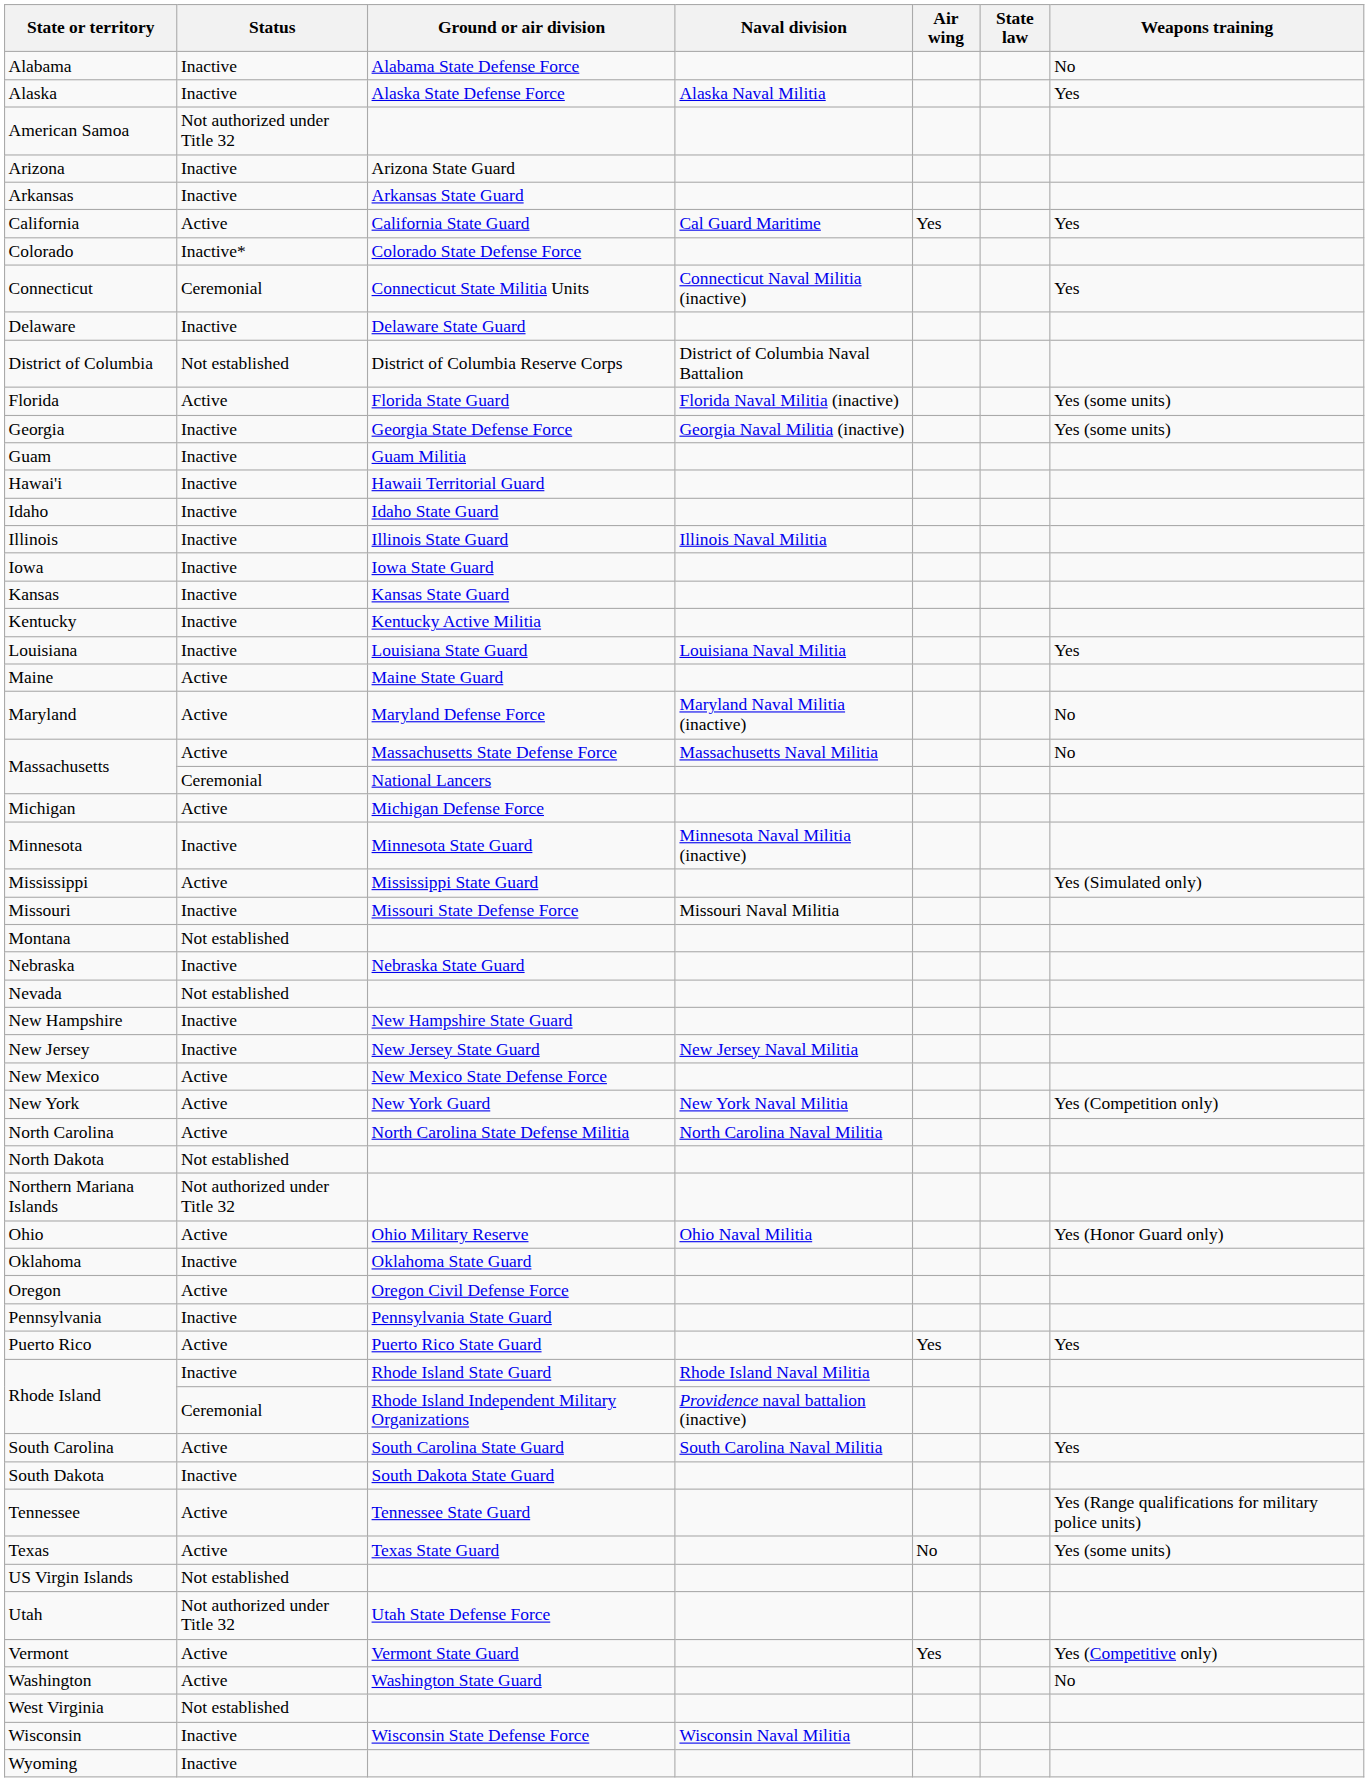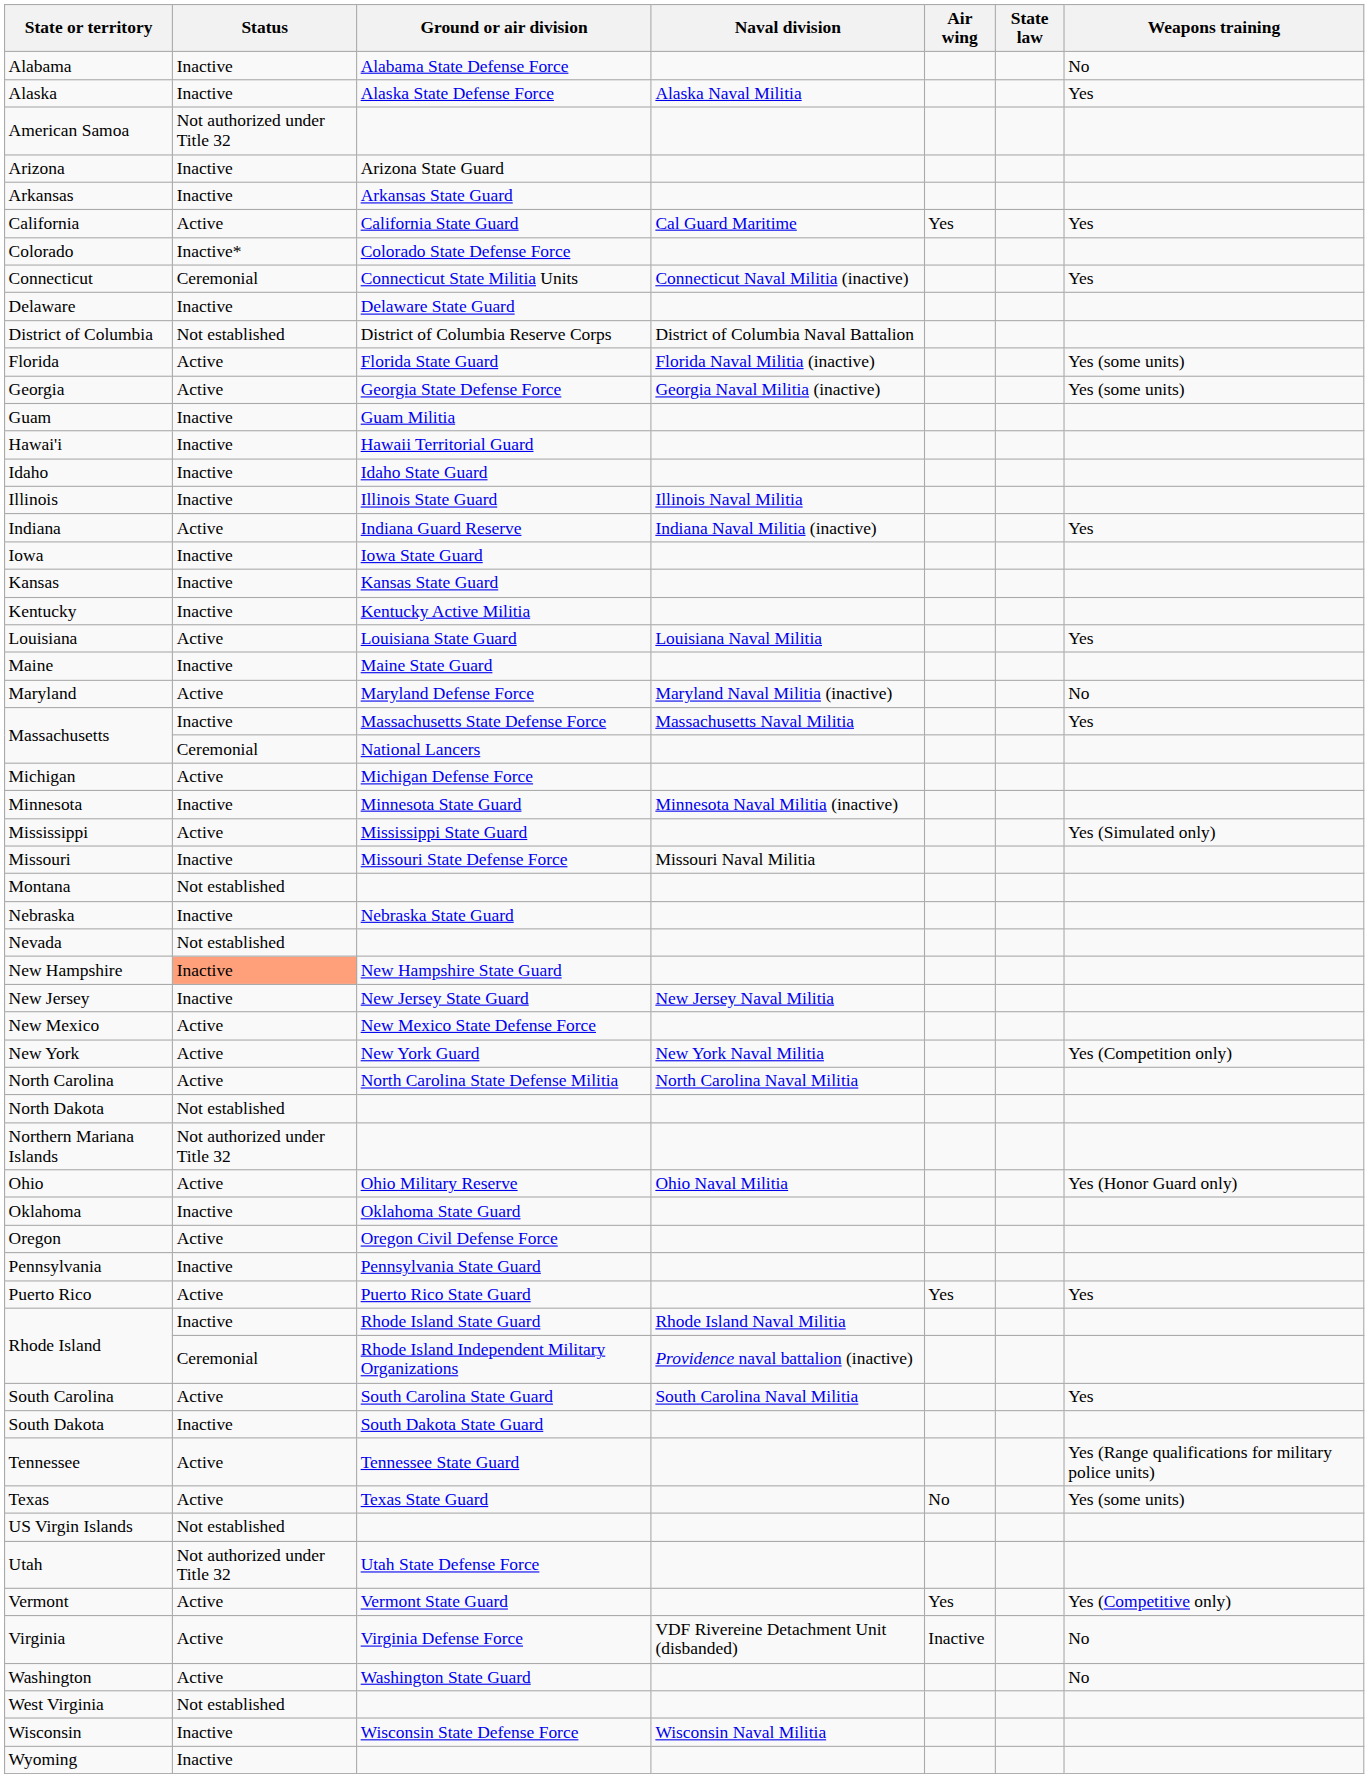(209, 428) Inactive -> (200, 389) Active
+ row: (35, 527)
(209, 649) Inactive -> (200, 638) Active
(204, 677) Active -> (205, 666) Inactive
(204, 752) Active -> (205, 721) Inactive
(1065, 752) No -> (1081, 721) Yes
(209, 1021) no background -> (205, 970) lightsalmon background
+ row: (37, 1639)
